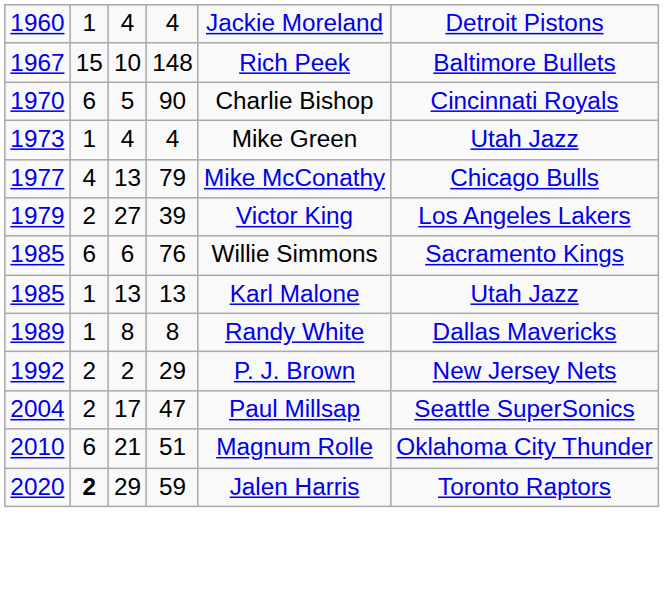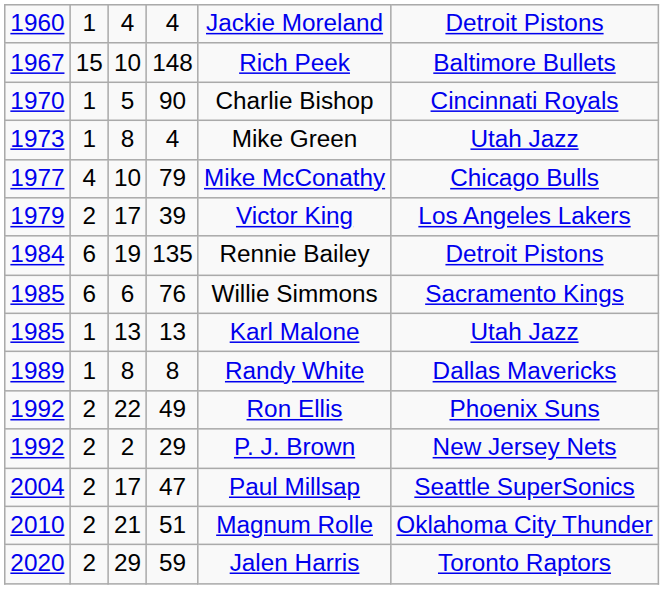(89, 100) 6 -> (89, 100) 1
(127, 139) 4 -> (127, 139) 8
(127, 178) 13 -> (127, 178) 10
(127, 216) 27 -> (127, 216) 17
+ row: (37, 255)
+ row: (37, 409)
(89, 448) 6 -> (89, 525) 2
(89, 486) bold -> (89, 563) normal
